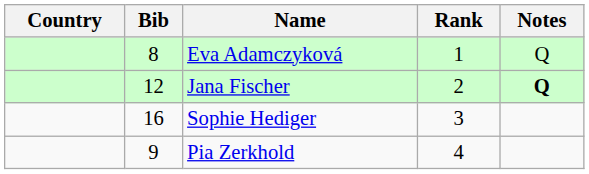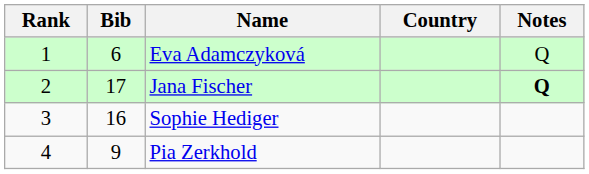columns swapped: (459, 20) <-> (65, 20)
(153, 53) 8 -> (116, 53) 6
(153, 86) 12 -> (116, 86) 17
